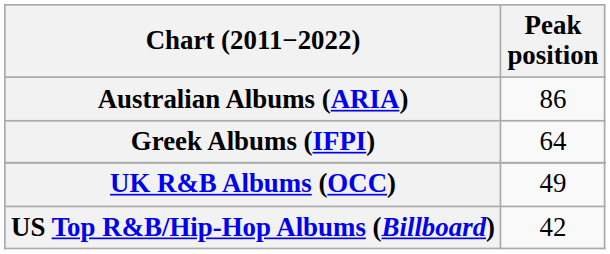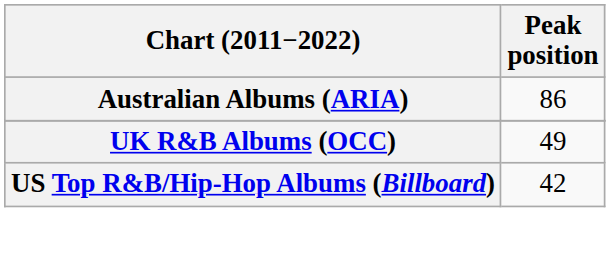- row: (253, 141)
